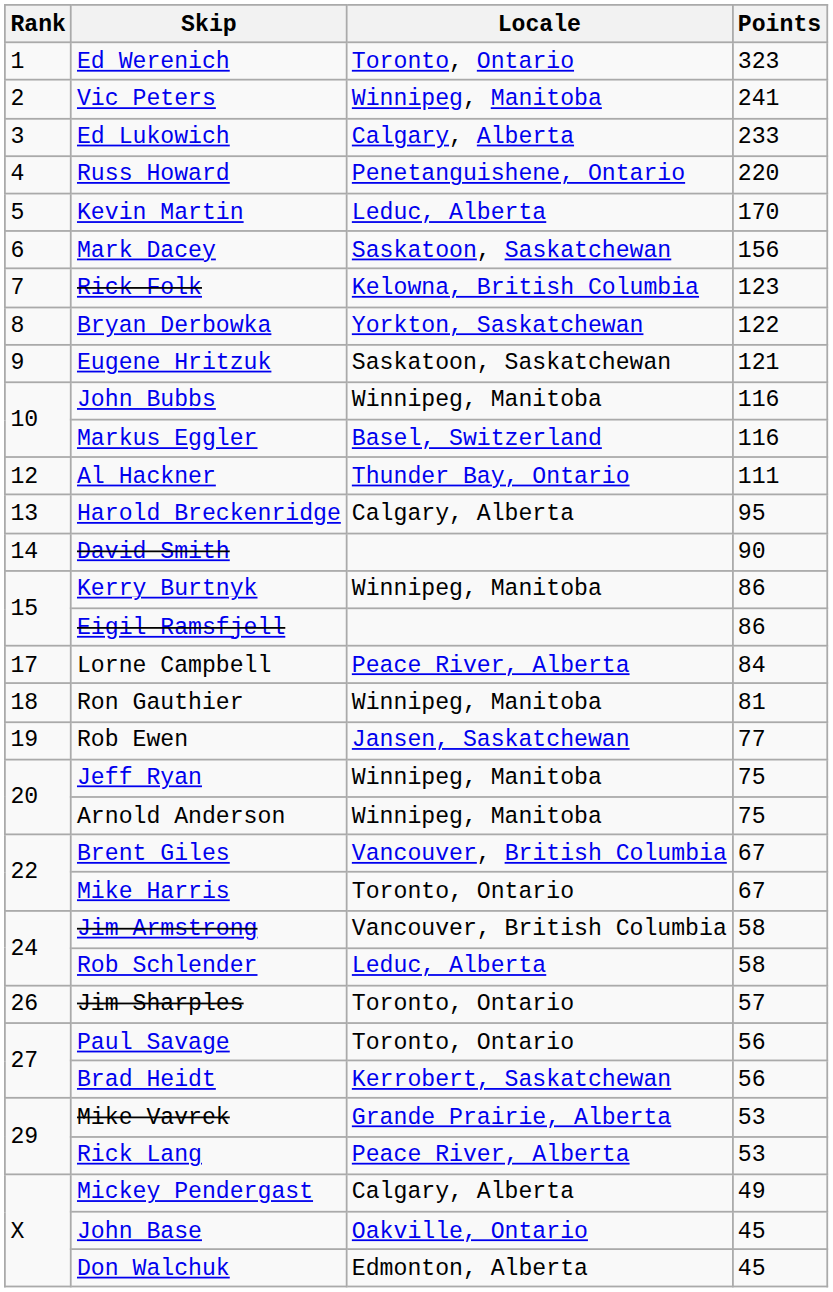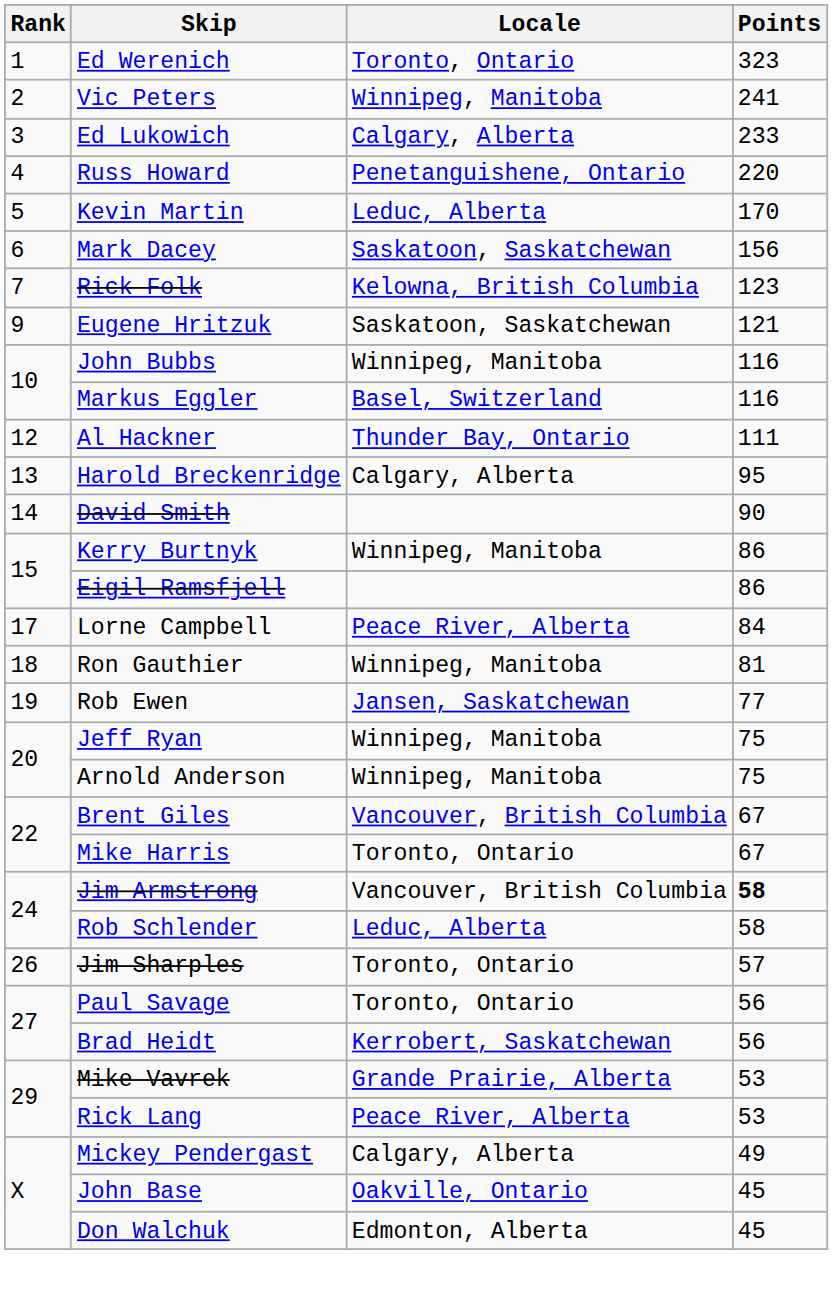- row: (174, 325)
(752, 929) normal -> (752, 891) bold
